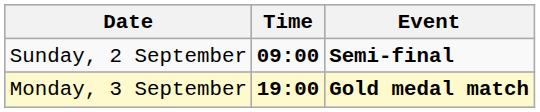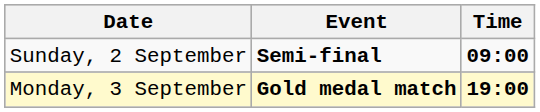columns swapped: (288, 22) <-> (429, 22)
